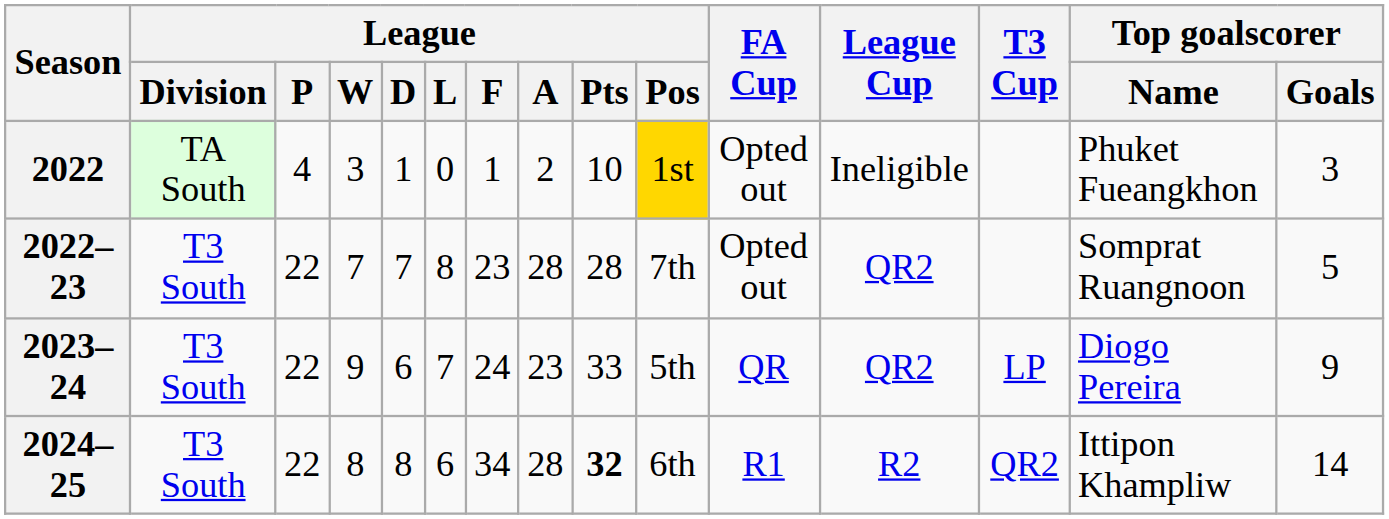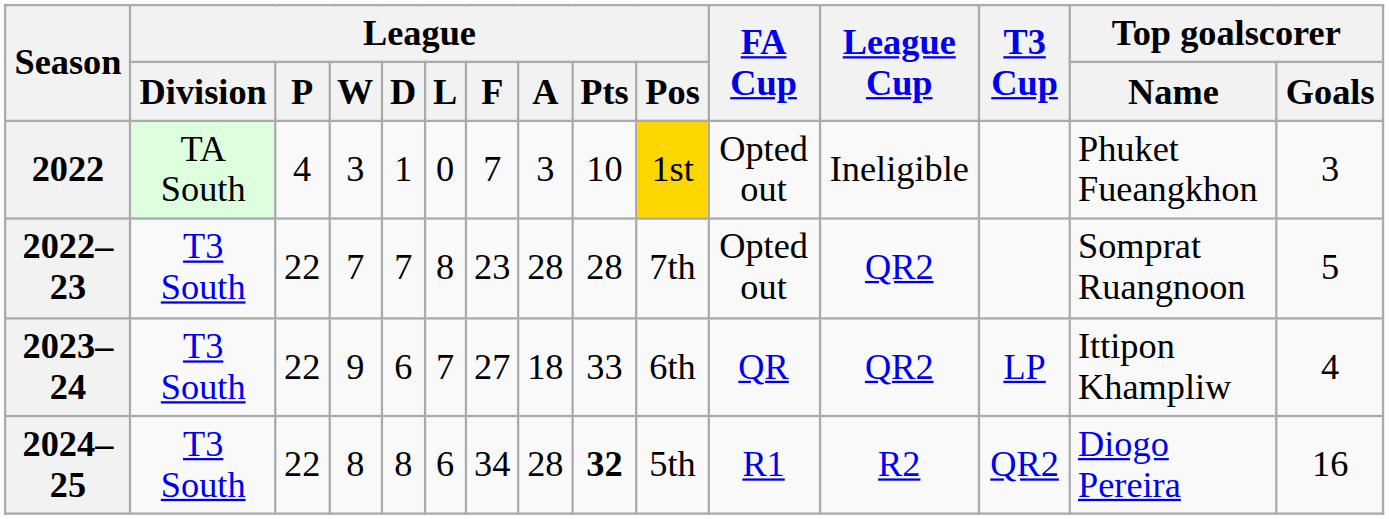(492, 168) 1 -> (492, 168) 7
(545, 168) 2 -> (545, 168) 3
(492, 365) 24 -> (492, 365) 27
(545, 365) 23 -> (545, 365) 18
(673, 365) 5th -> (673, 365) 6th
(1129, 365) Diogo Pereira -> (1155, 365) Ittipon Khampliw
(1330, 365) 9 -> (1330, 365) 4
(673, 464) 6th -> (673, 464) 5th
(1155, 464) Ittipon Khampliw -> (1129, 464) Diogo Pereira
(1330, 464) 14 -> (1330, 464) 16
